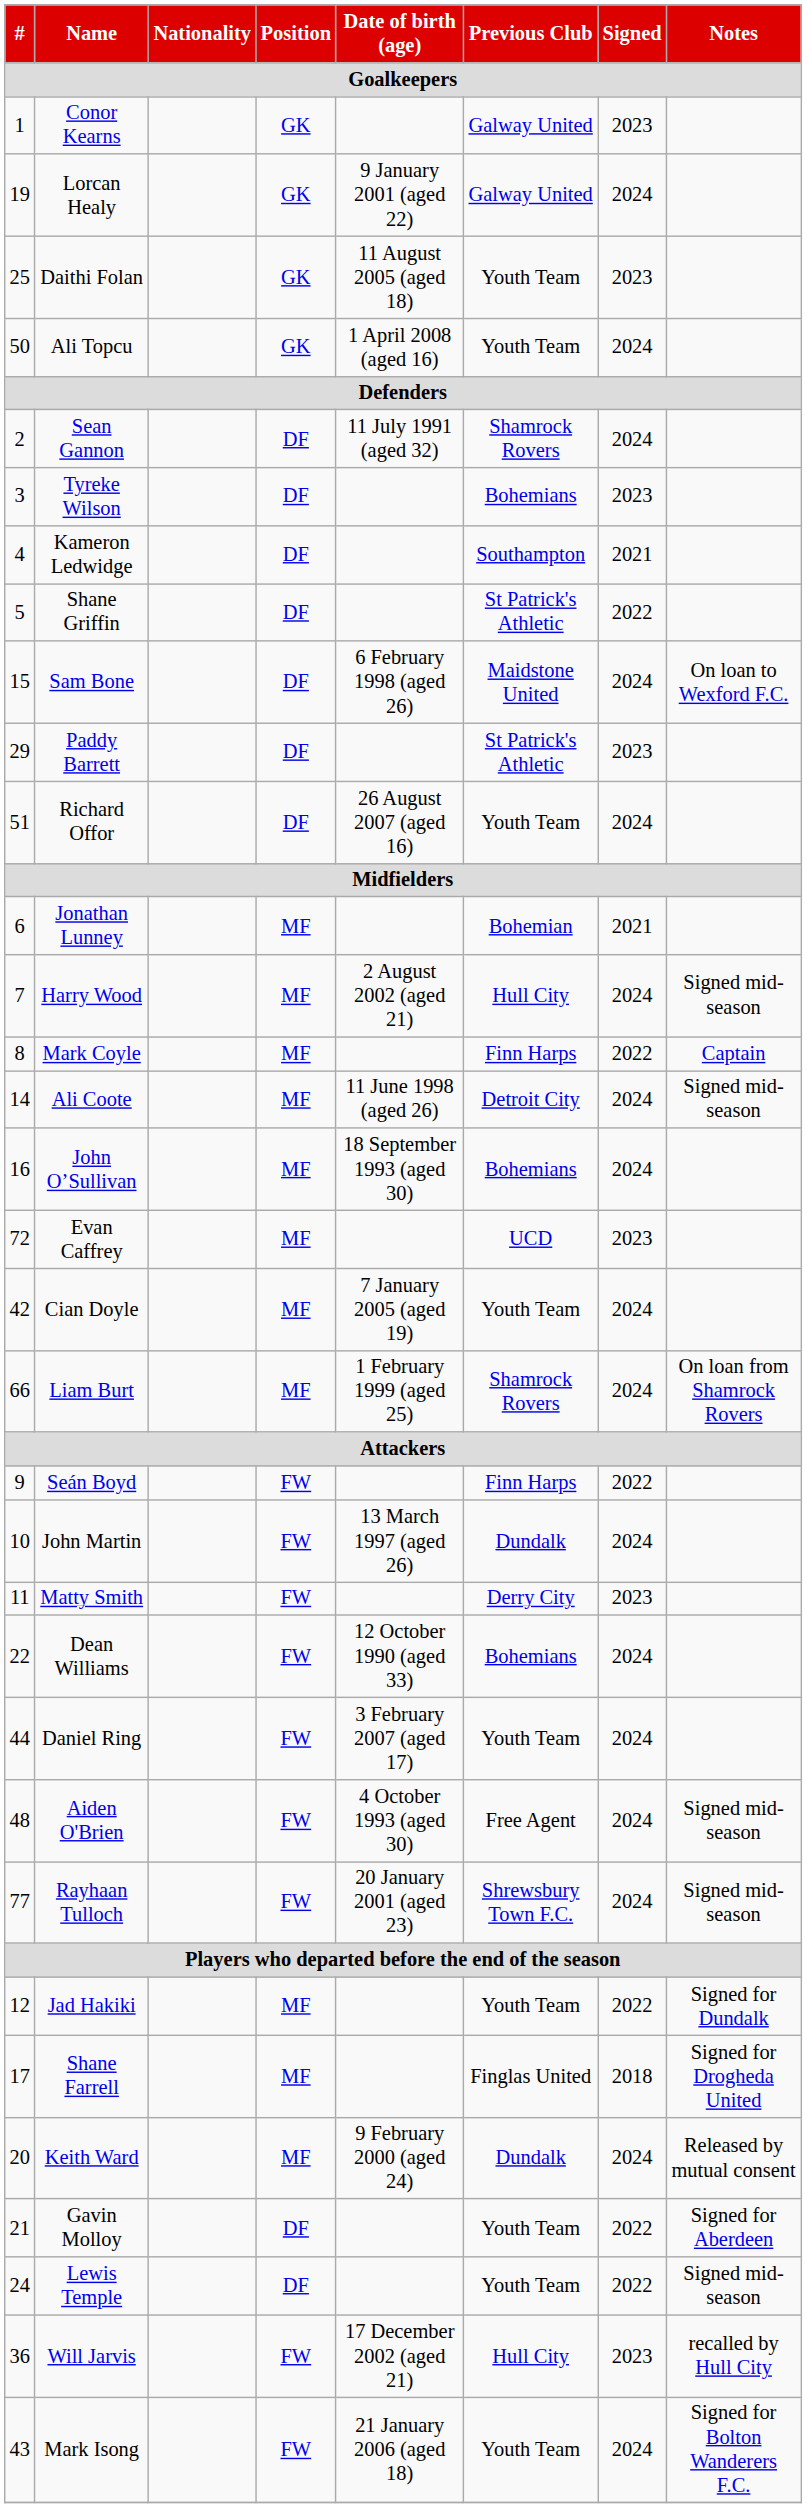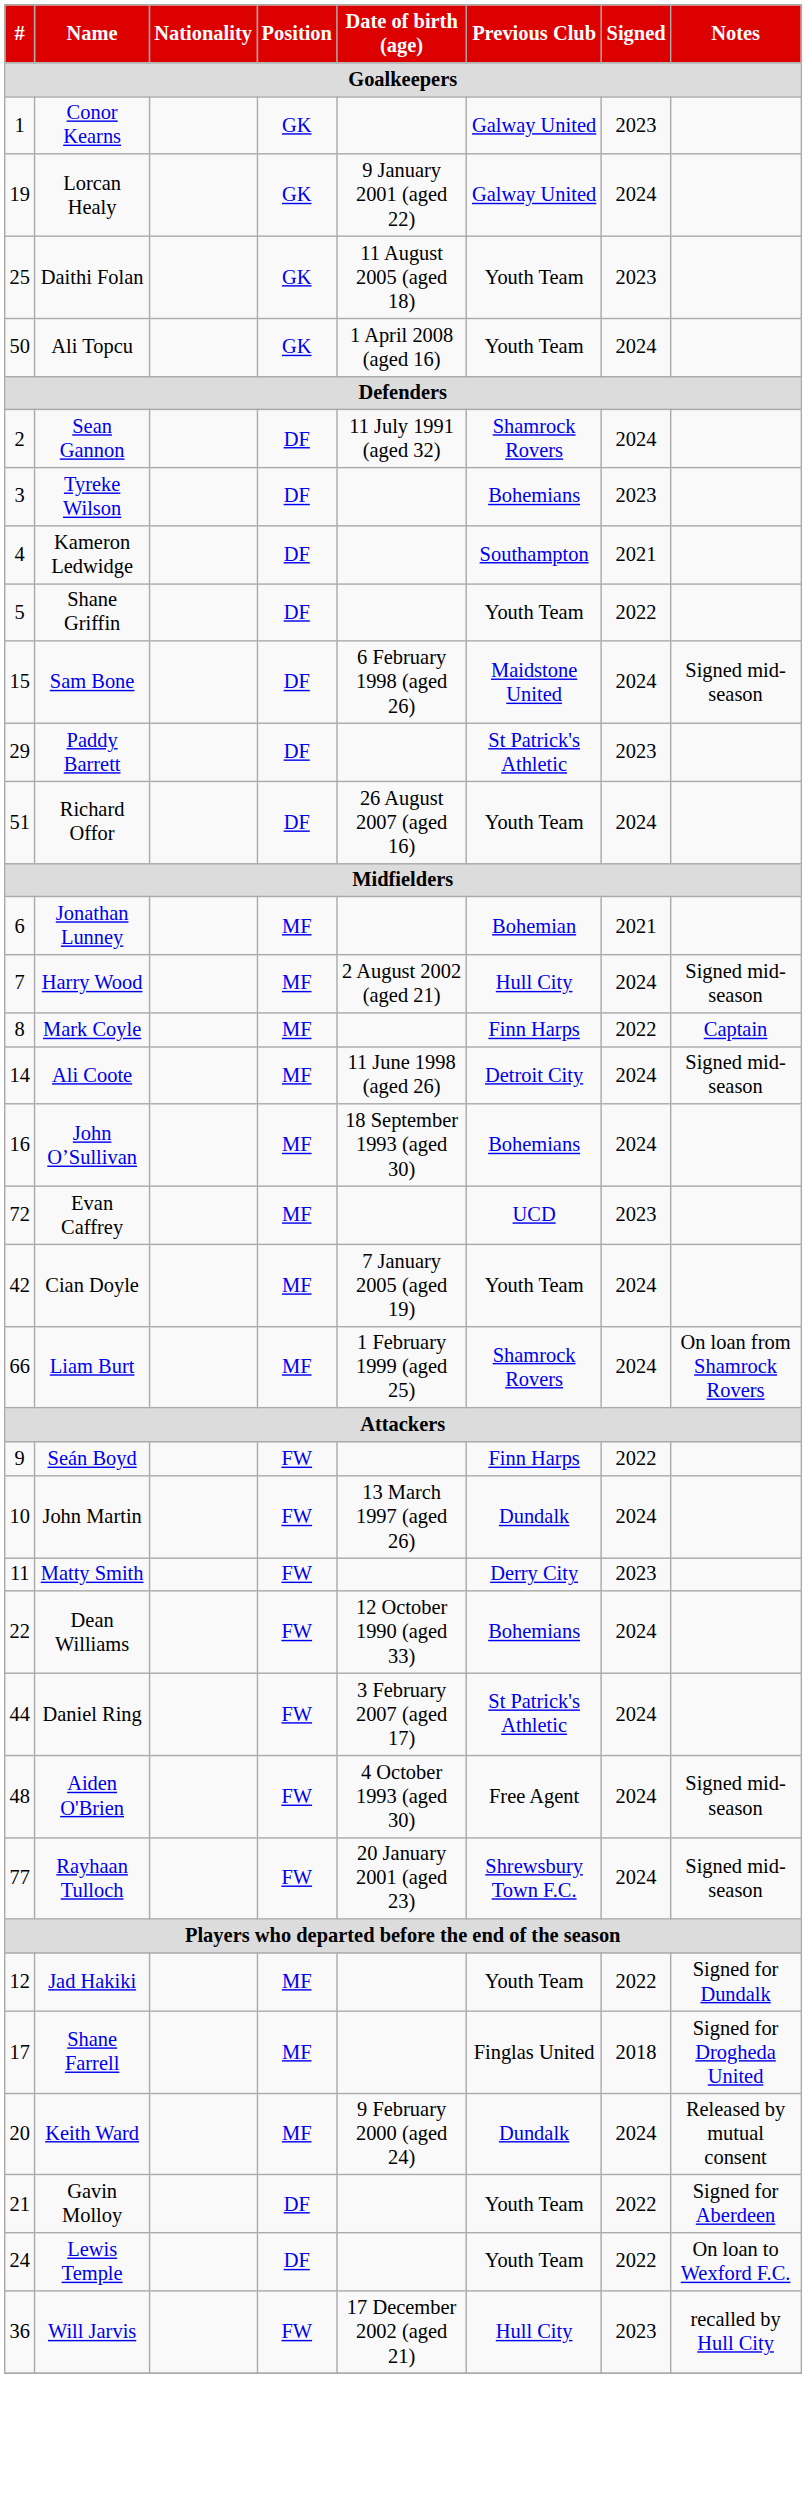(531, 612) St Patrick's Athletic -> (534, 612) Youth Team
(734, 682) On loan to Wexford F.C. -> (736, 682) Signed mid-season
(531, 1738) Youth Team -> (534, 1714) St Patrick's Athletic
(734, 2285) Signed mid-season -> (736, 2261) On loan to Wexford F.C.
- row: (92, 2449)
